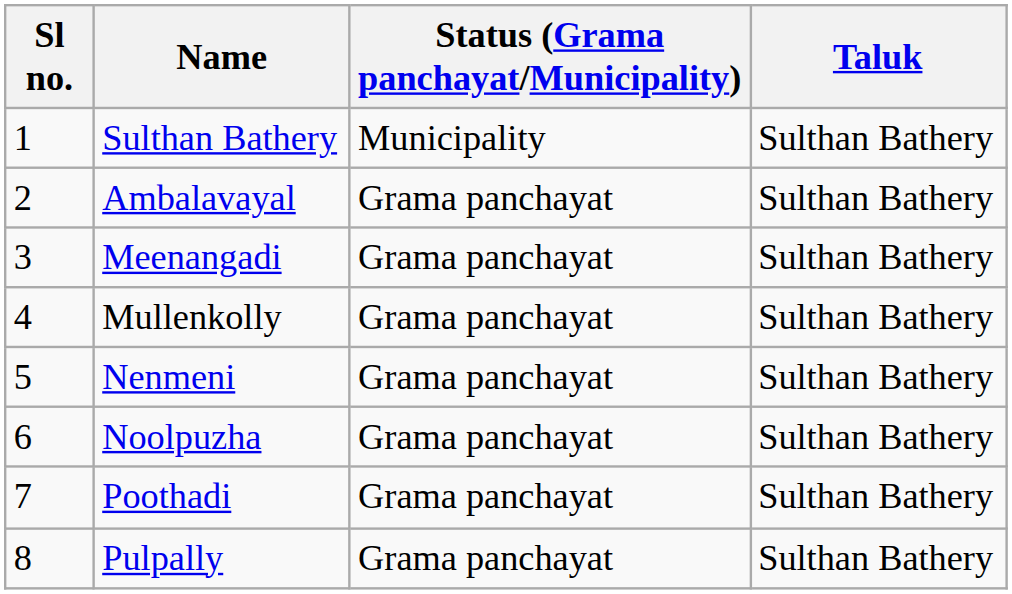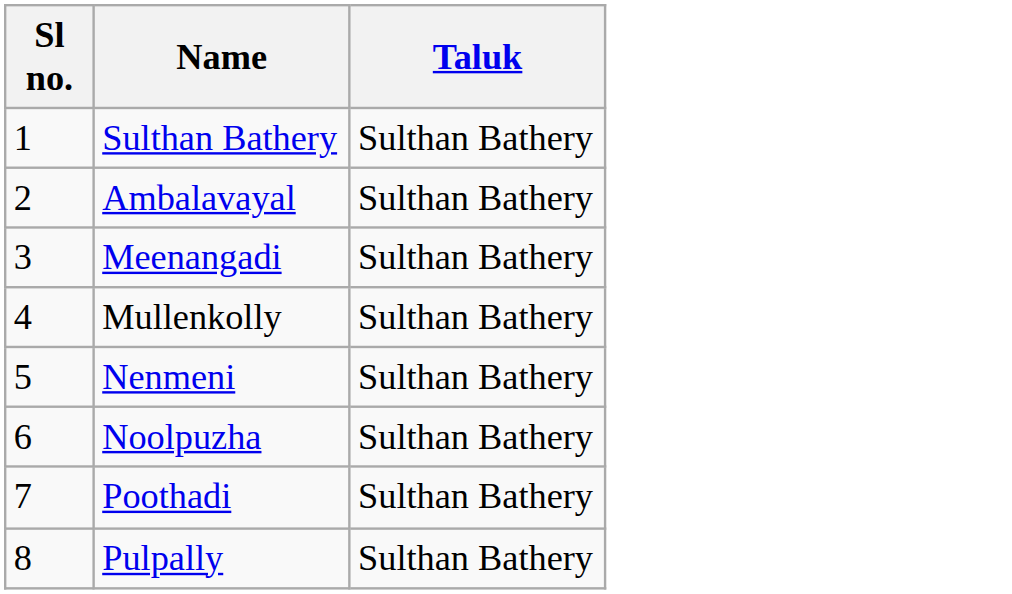- column: (550, 56)
